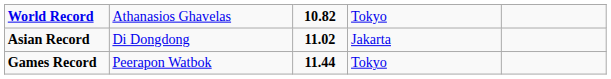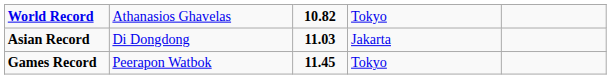(320, 39) 11.02 -> (320, 39) 11.03
(320, 63) 11.44 -> (320, 63) 11.45
